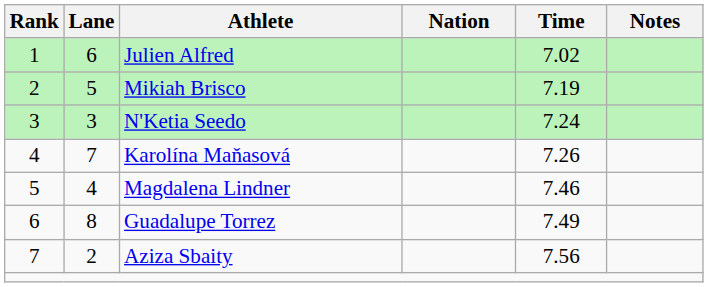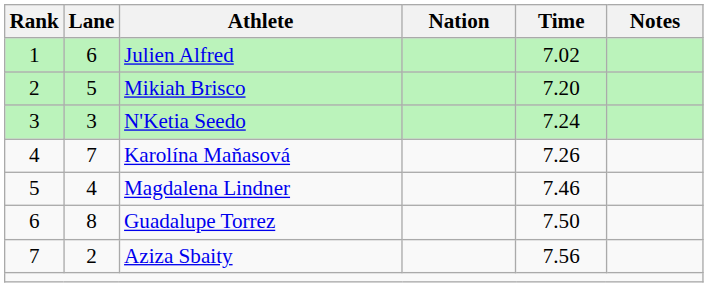(561, 88) 7.19 -> (561, 88) 7.20
(561, 222) 7.49 -> (561, 222) 7.50
